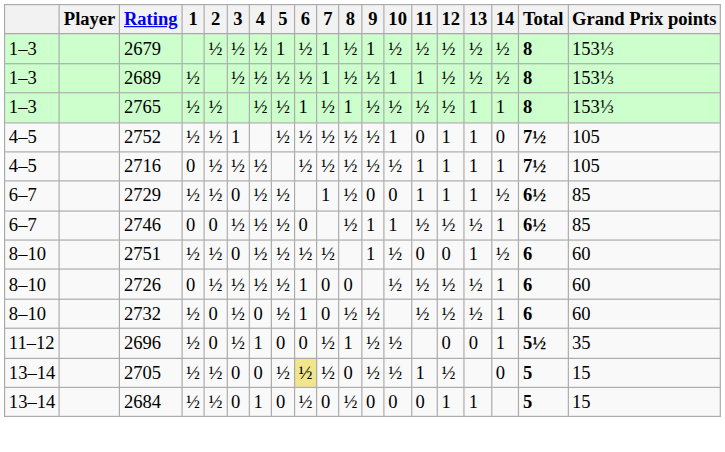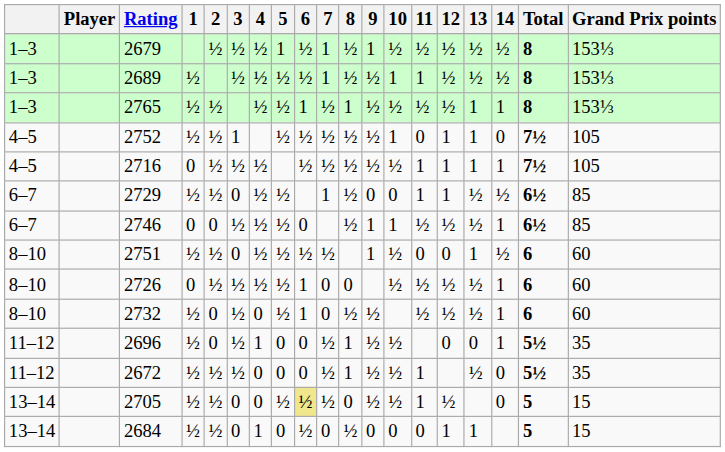(473, 195) 1 -> (476, 195) ½
+ row: (142, 372)
